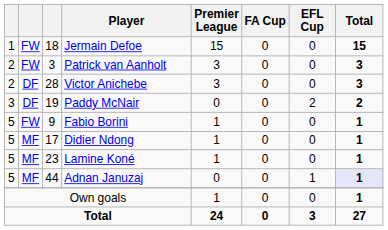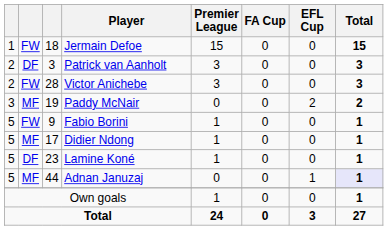(30, 65) FW -> (30, 65) DF
(30, 84) DF -> (30, 84) FW
(30, 103) DF -> (30, 103) MF
(30, 160) MF -> (30, 160) DF
